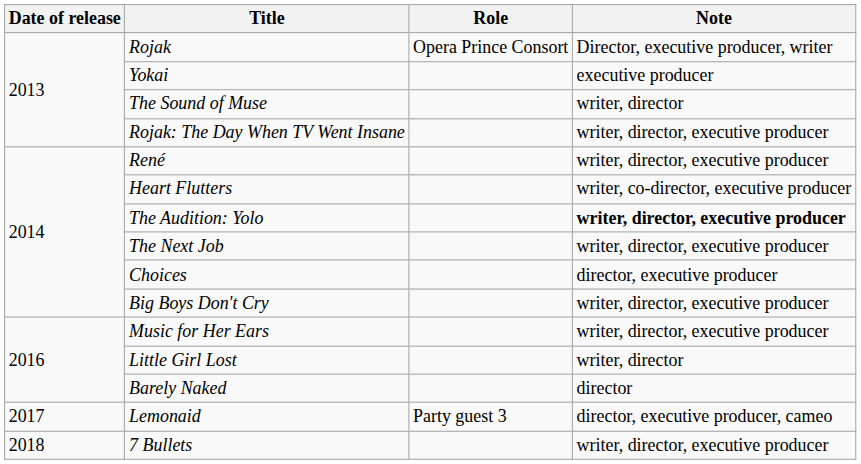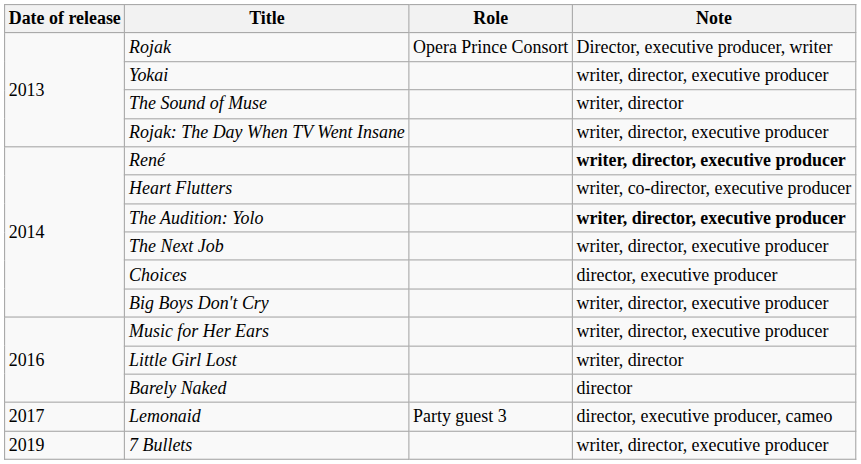(645, 75) executive producer -> (703, 75) writer, director, executive producer
(703, 160) normal -> (711, 160) bold
(27, 445) 2018 -> (27, 445) 2019
